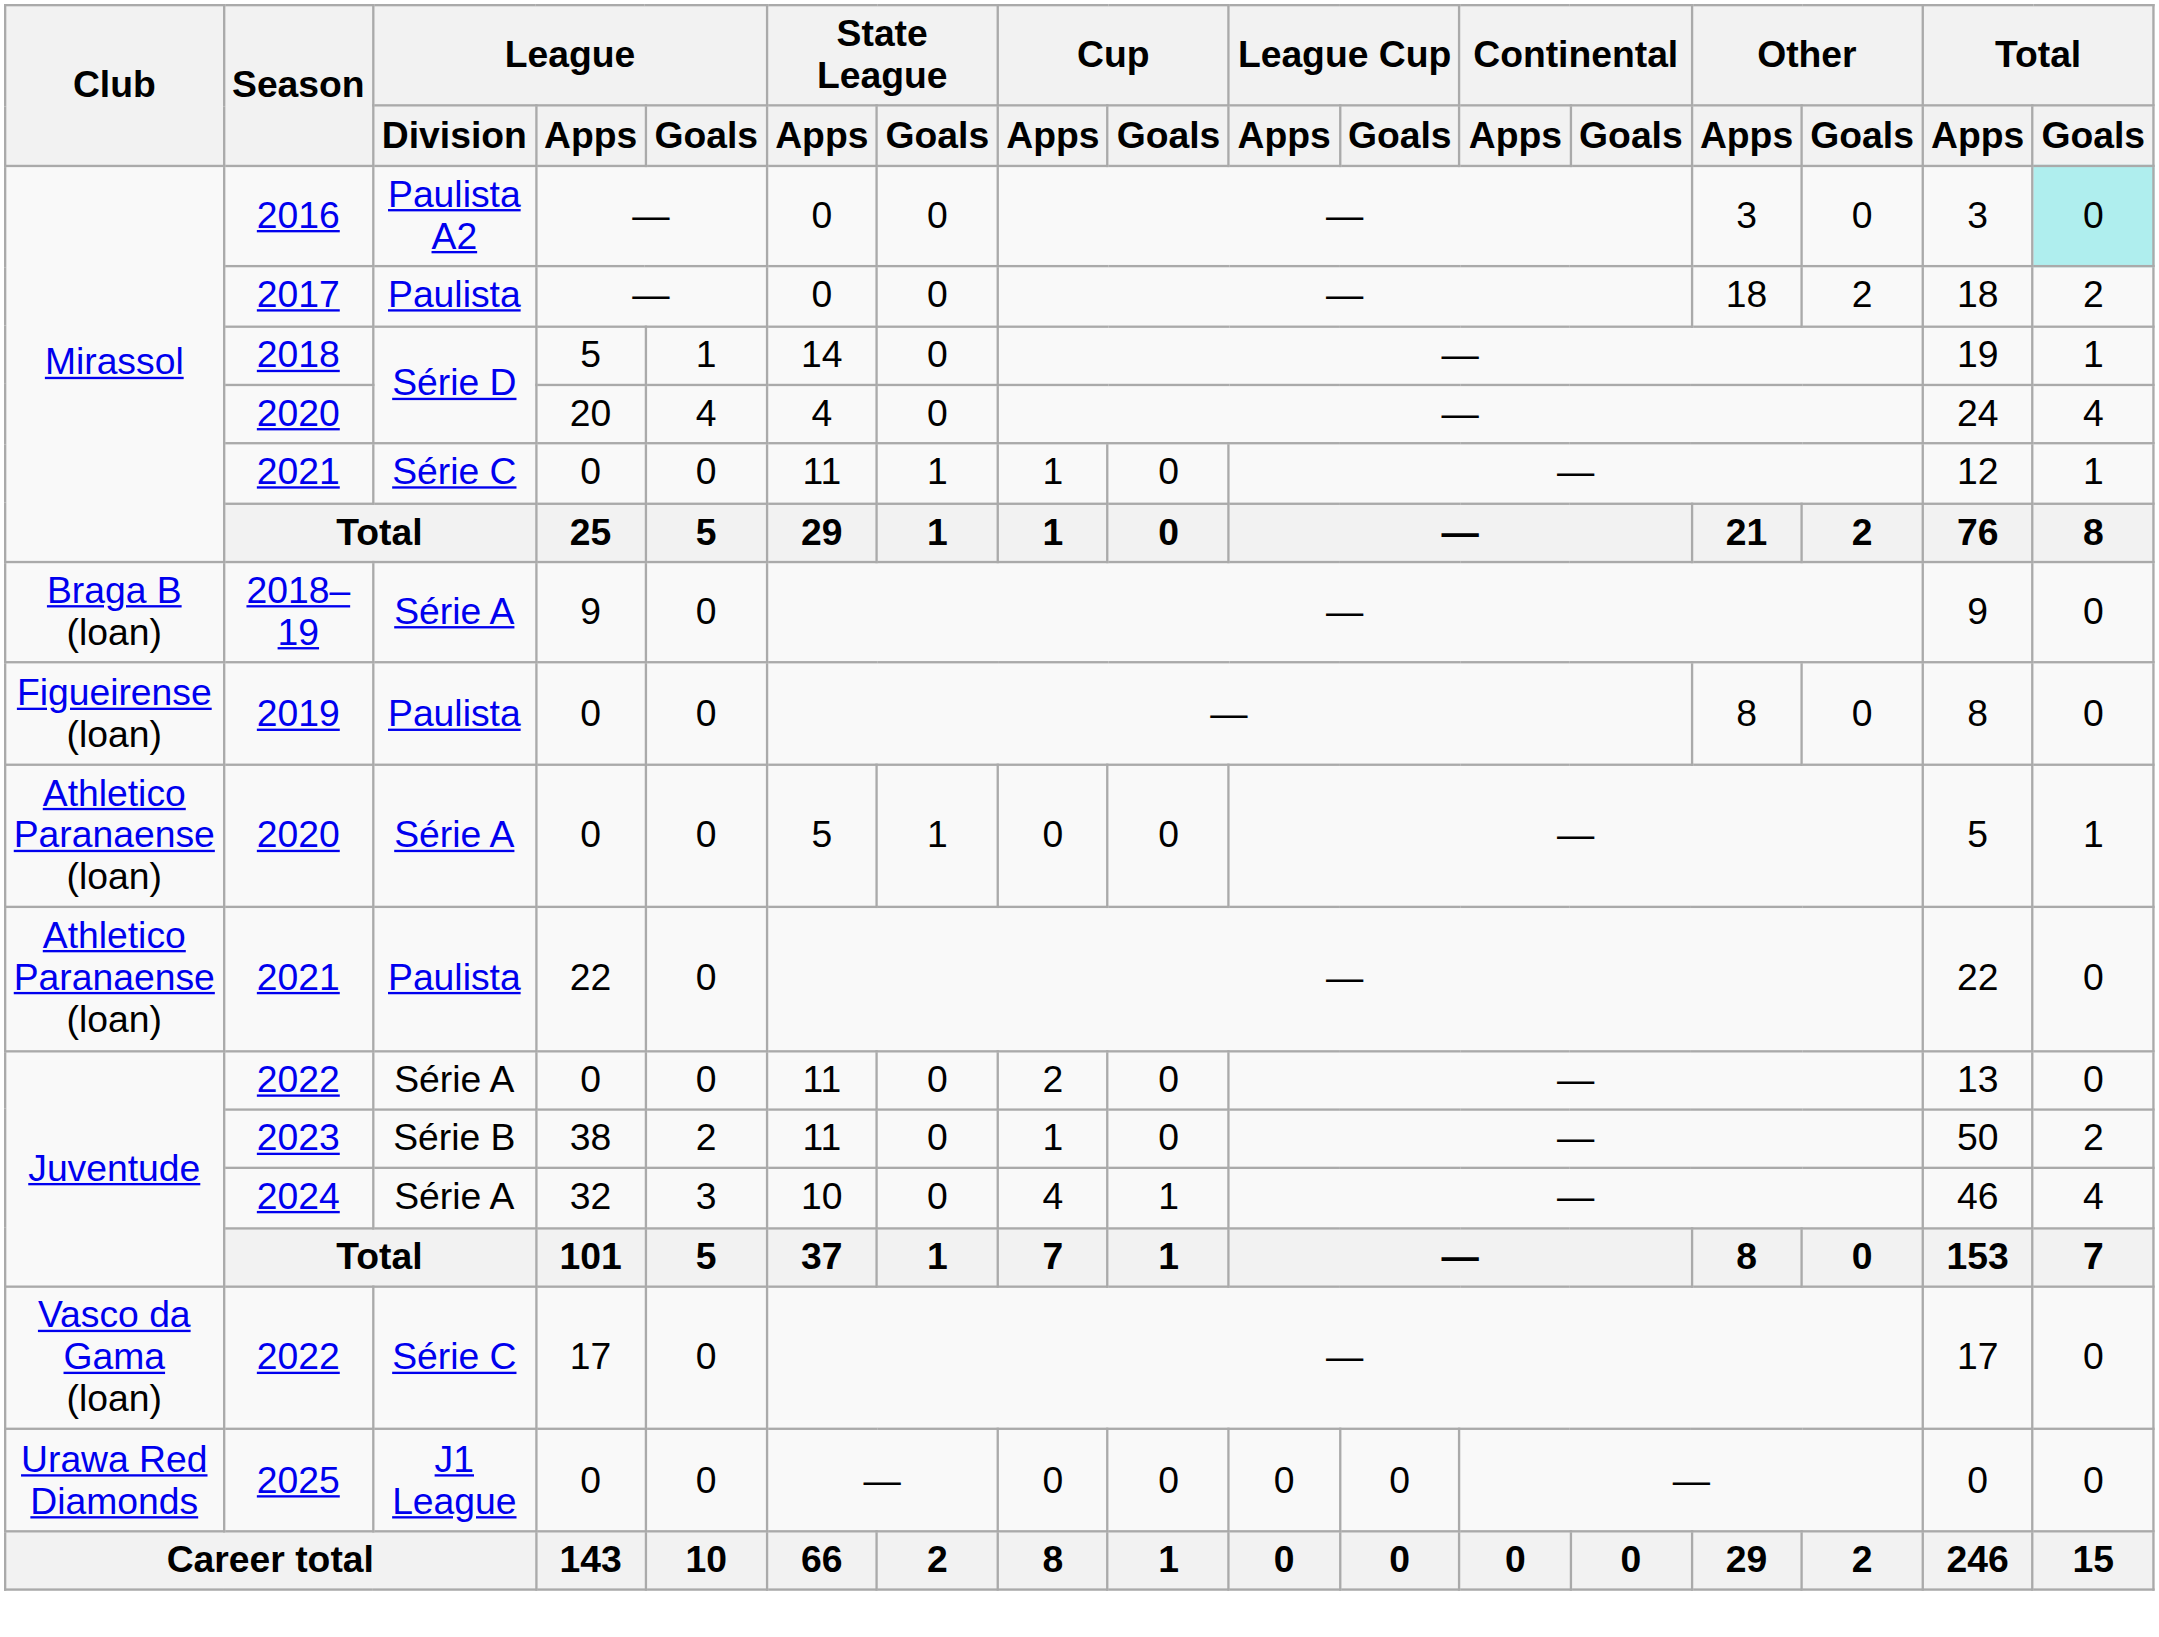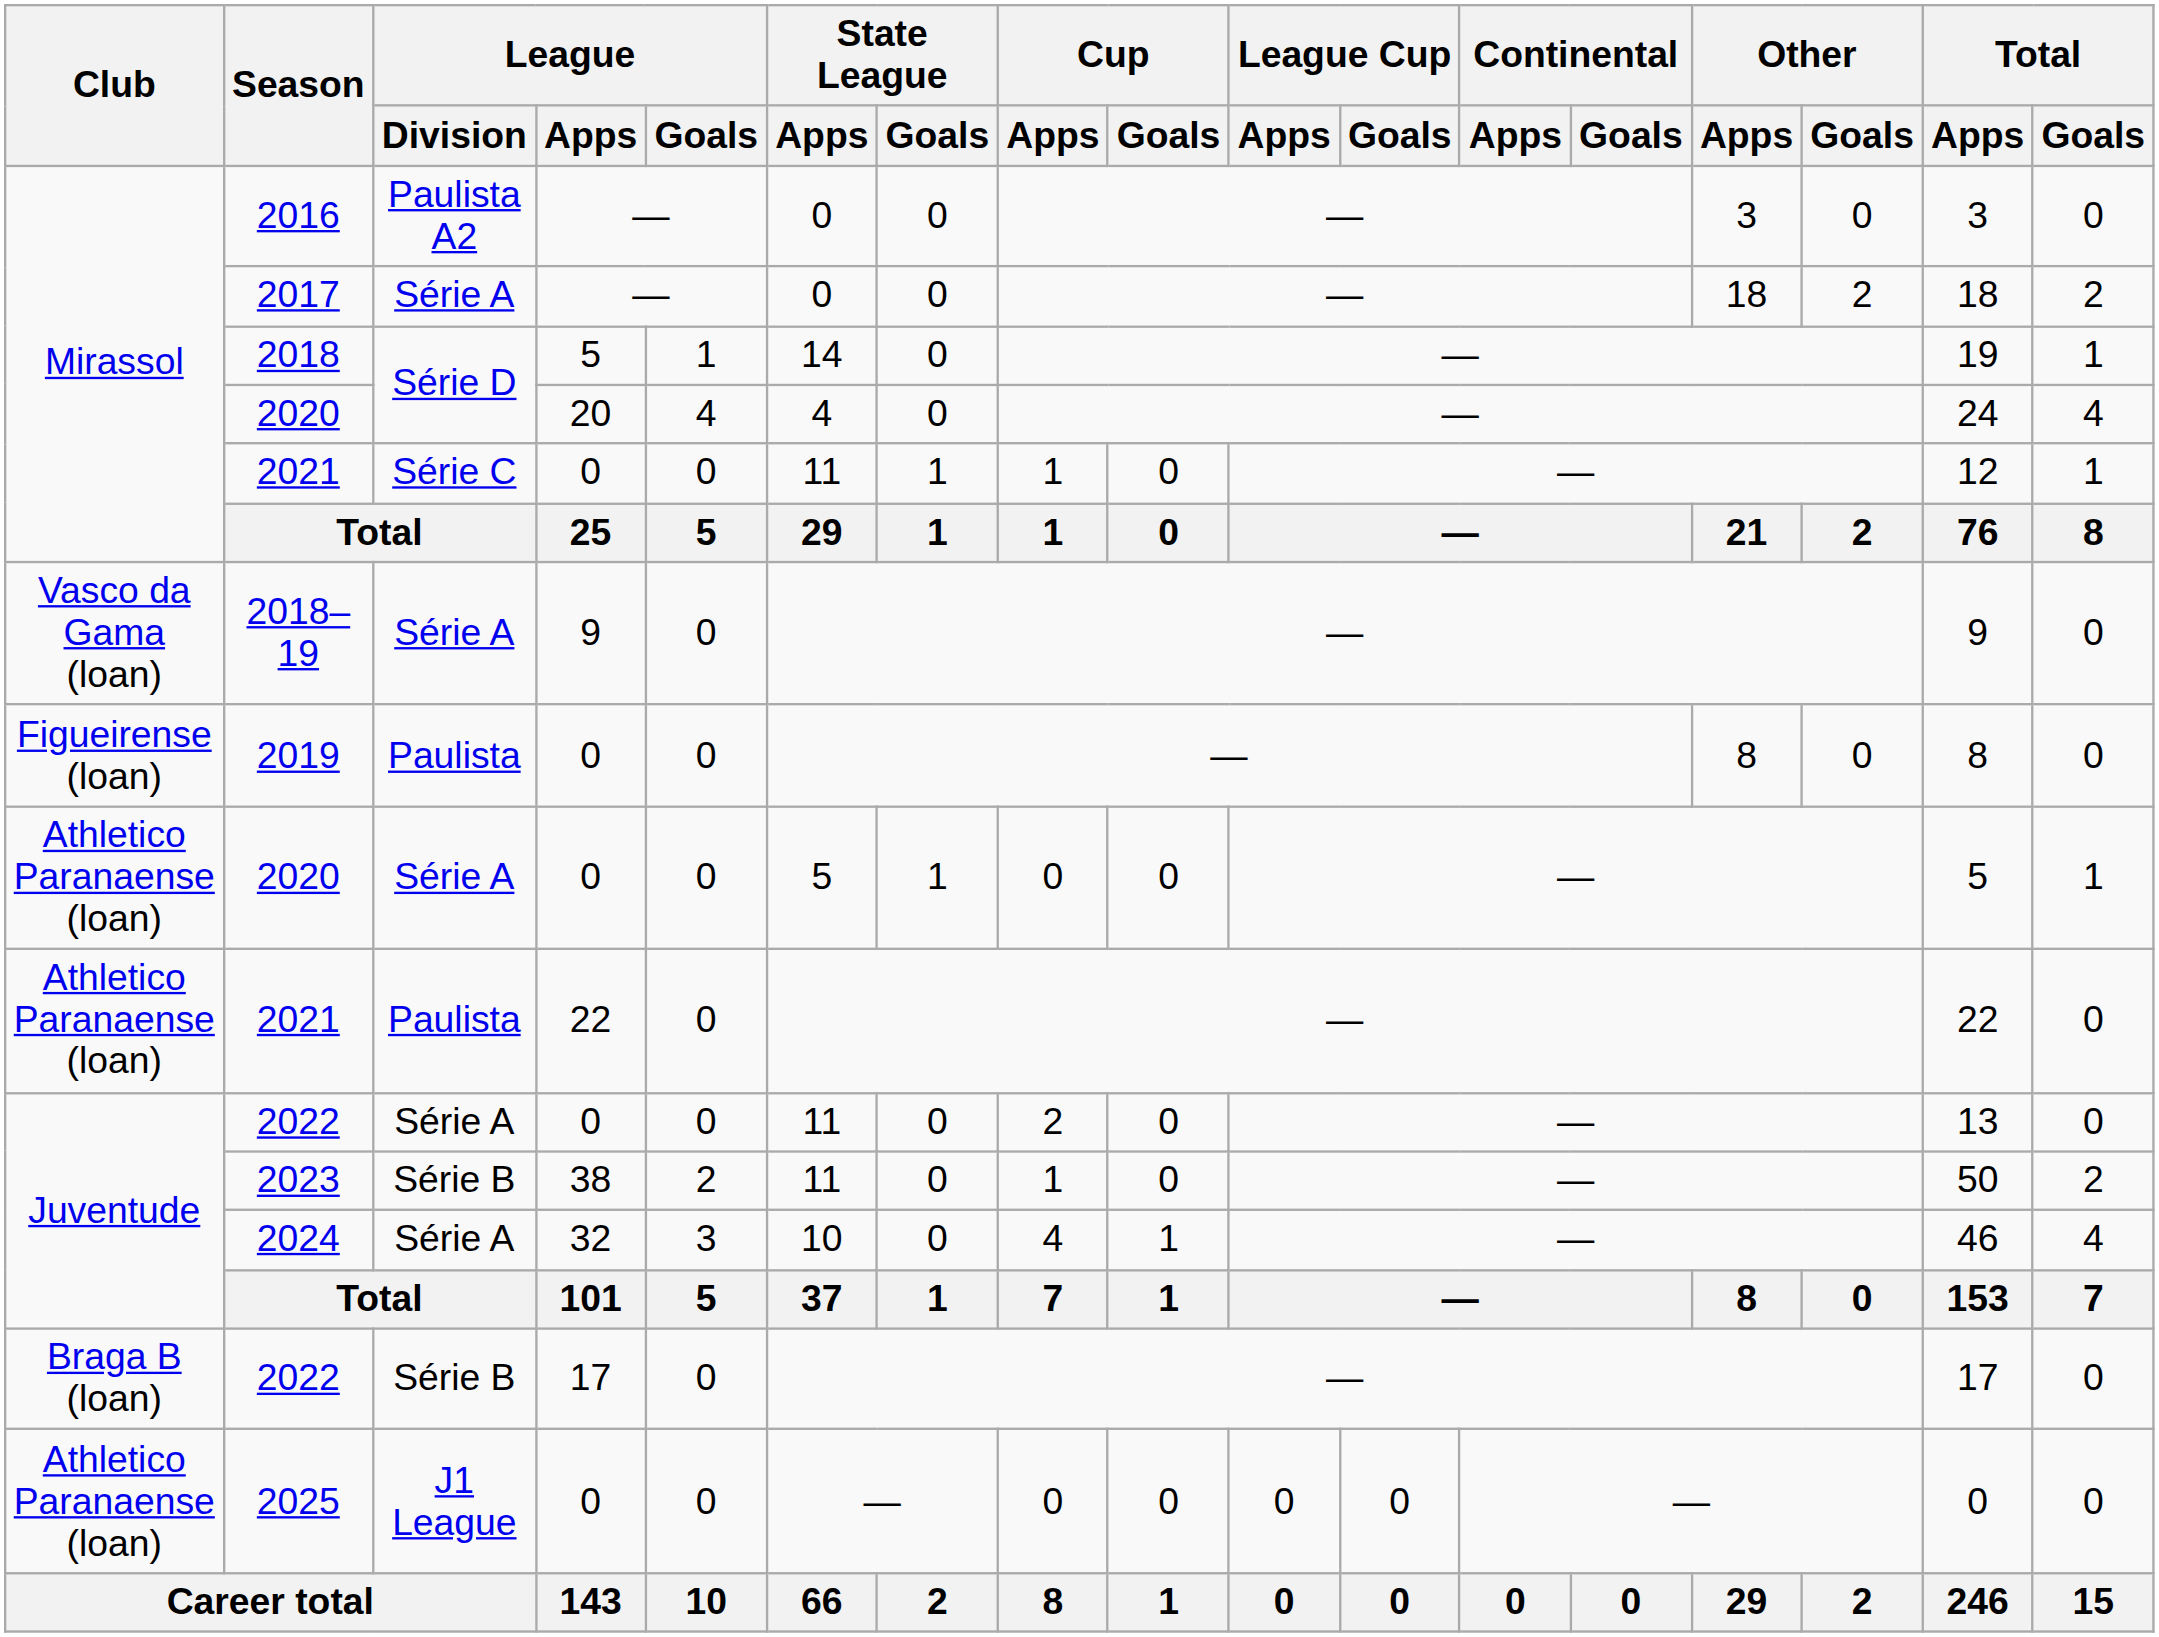(2093, 215) paleturquoise background -> (2093, 215) no background
(454, 295) Paulista -> (454, 295) Série A
(114, 611) Braga B (loan) -> (114, 632) Vasco da Gama (loan)
(114, 1357) Vasco da Gama (loan) -> (114, 1378) Braga B (loan)
(454, 1357) Série C -> (454, 1378) Série B
(114, 1479) Urawa Red Diamonds -> (114, 1500) Athletico Paranaense (loan)
